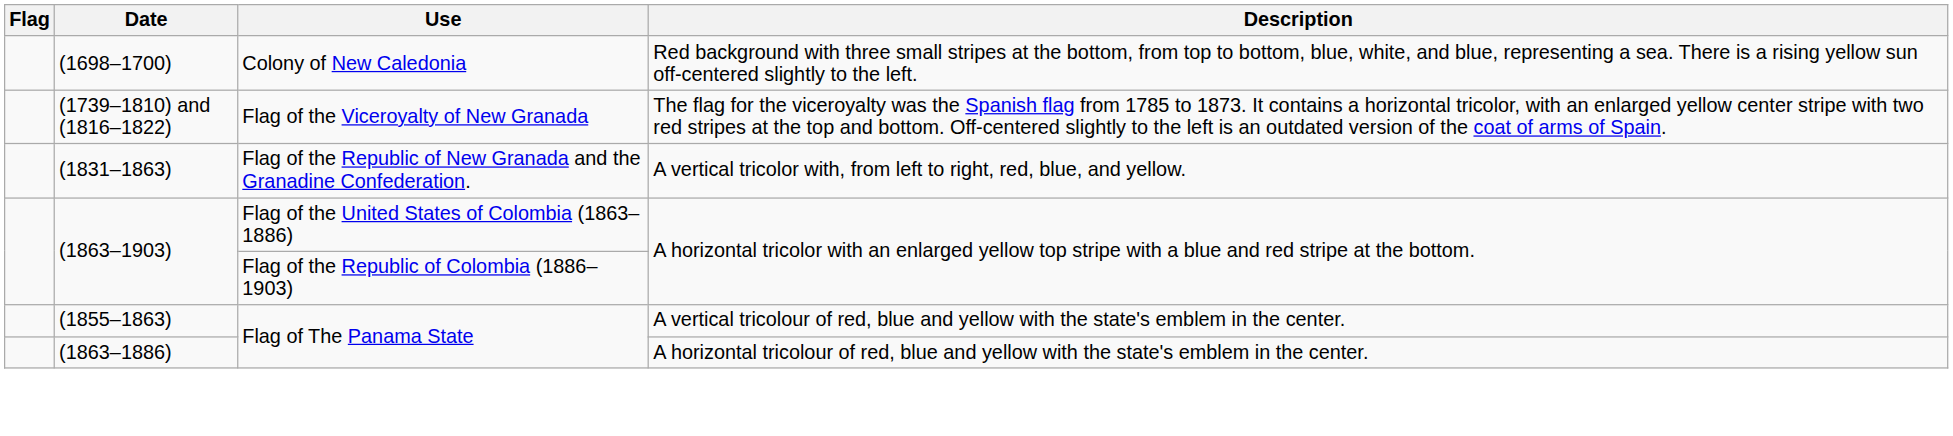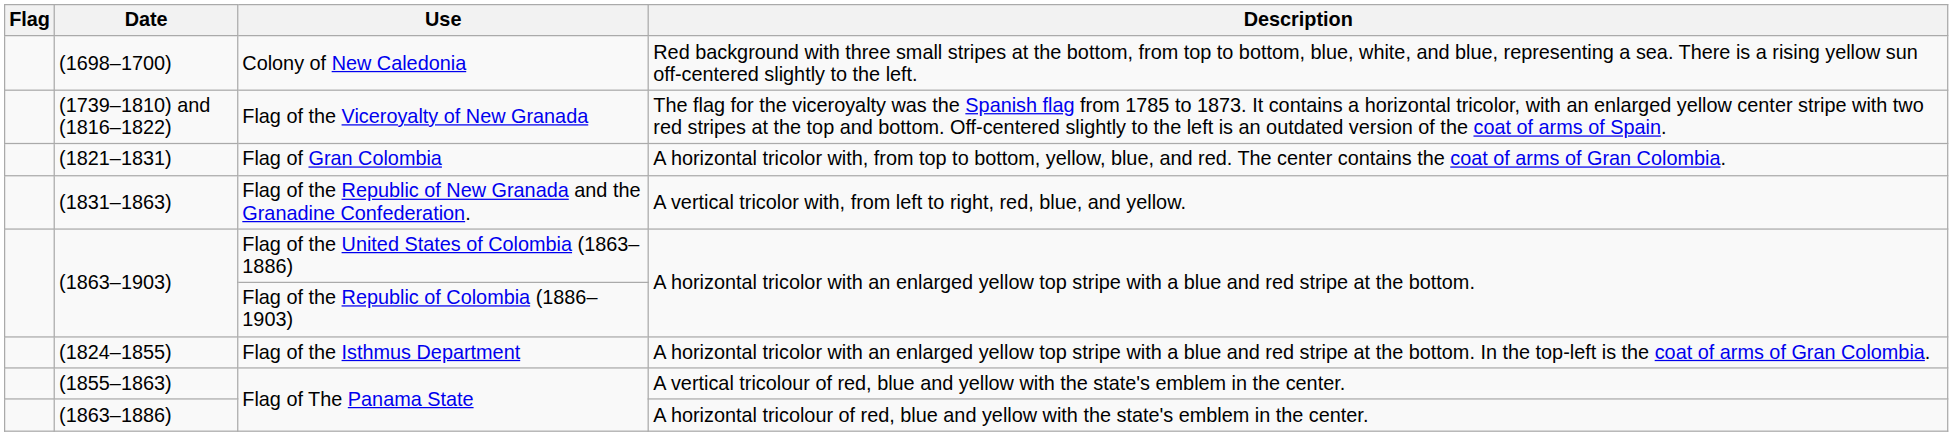+ row: (115, 159)
+ row: (115, 352)
